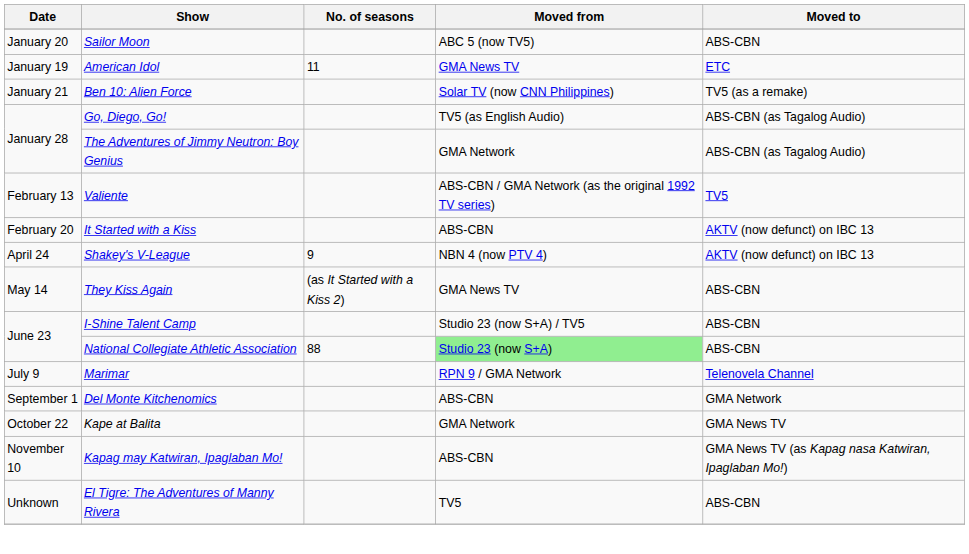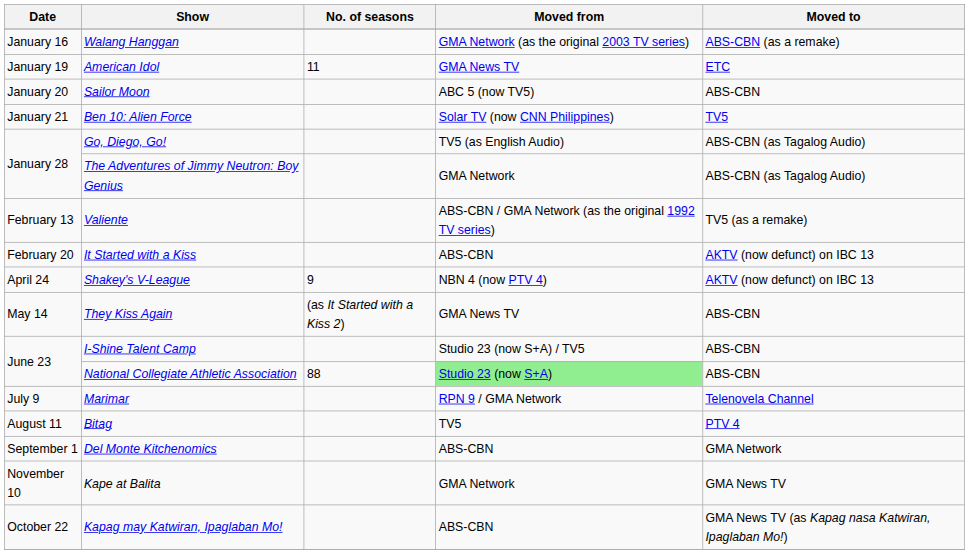+ row: (131, 42)
rows swapped: (122, 67) <-> (117, 42)
(756, 92) TV5 (as a remake) -> (717, 117) TV5
(717, 195) TV5 -> (756, 220) TV5 (as a remake)
+ row: (98, 424)
(38, 424) October 22 -> (36, 483) November 10
(36, 458) November 10 -> (38, 527) October 22
- row: (179, 502)
